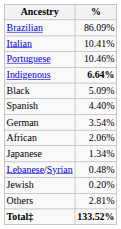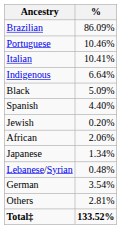rows swapped: (29, 59) <-> (19, 43)
(101, 75) bold -> (102, 75) normal
rows swapped: (23, 122) <-> (20, 185)
